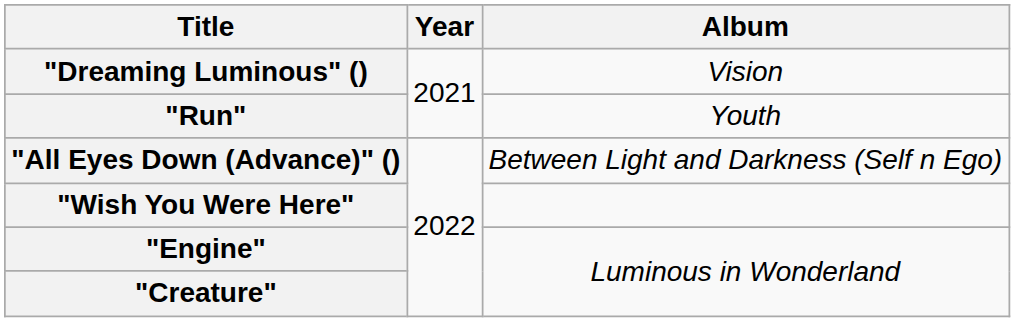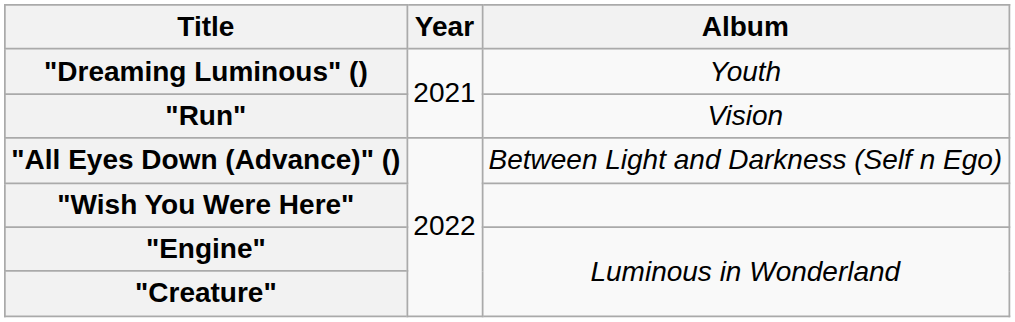(745, 71) Vision -> (745, 71) Youth
(745, 115) Youth -> (745, 115) Vision
